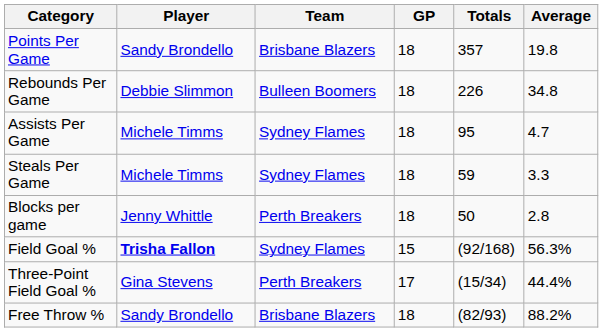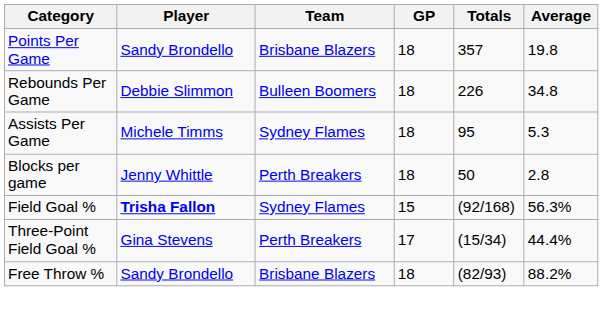(539, 132) 4.7 -> (539, 132) 5.3
- row: (43, 174)
